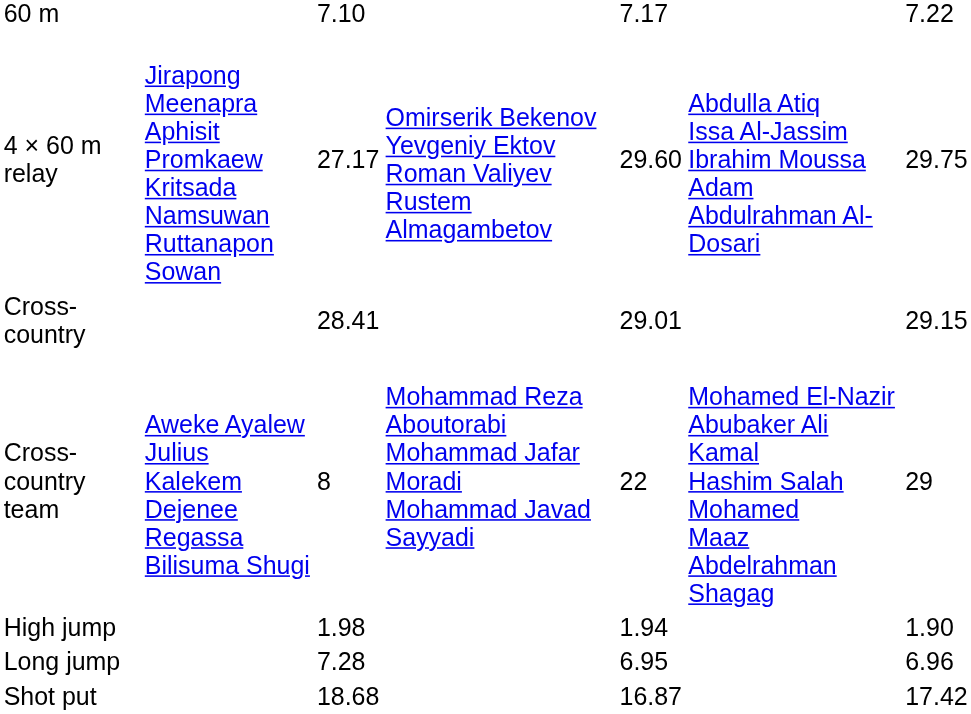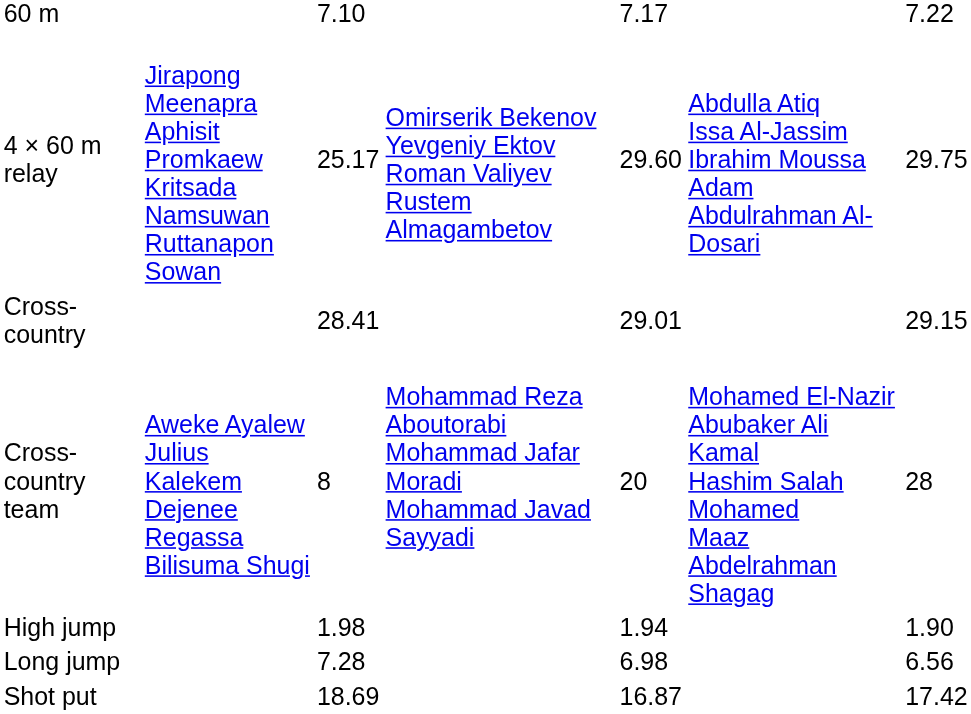(348, 160) 27.17 -> (348, 160) 25.17
(633, 481) 22 -> (633, 481) 20
(919, 481) 29 -> (919, 481) 28
(644, 662) 6.95 -> (644, 662) 6.98
(930, 662) 6.96 -> (930, 662) 6.56
(348, 696) 18.68 -> (348, 696) 18.69
